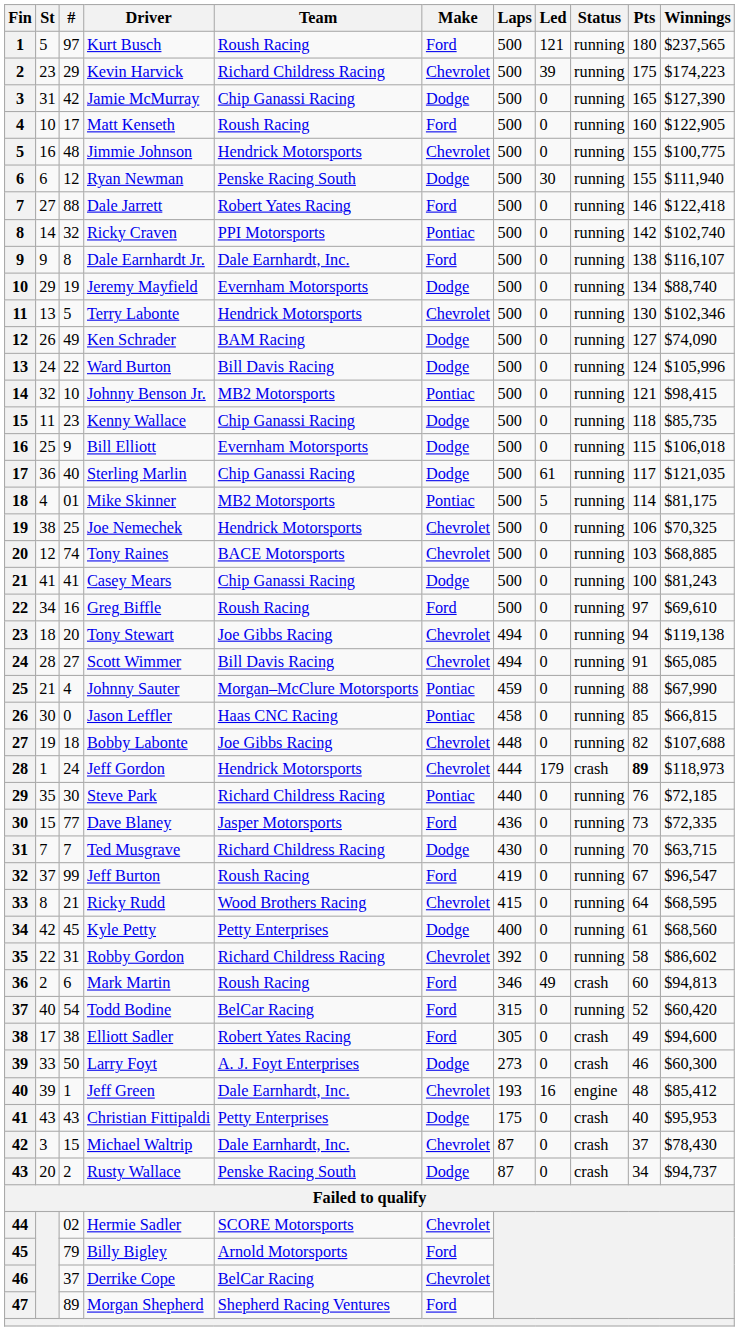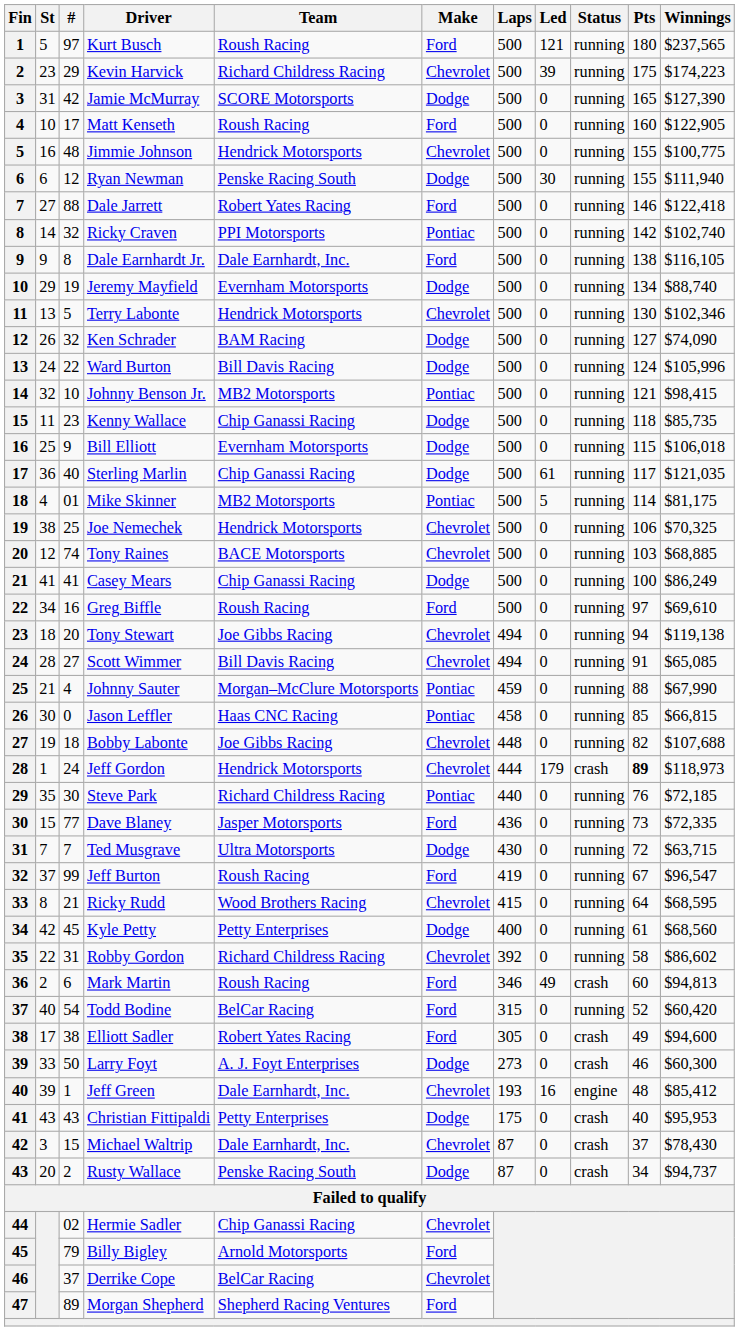(286, 98) Chip Ganassi Racing -> (286, 98) SCORE Motorsports
(694, 259) $116,107 -> (694, 259) $116,105
(71, 339) 49 -> (71, 339) 32
(691, 581) $81,243 -> (691, 581) $86,249
(301, 849) Richard Childress Racing -> (276, 849) Ultra Motorsports
(640, 849) 70 -> (640, 849) 72
(286, 1224) SCORE Motorsports -> (286, 1224) Chip Ganassi Racing
